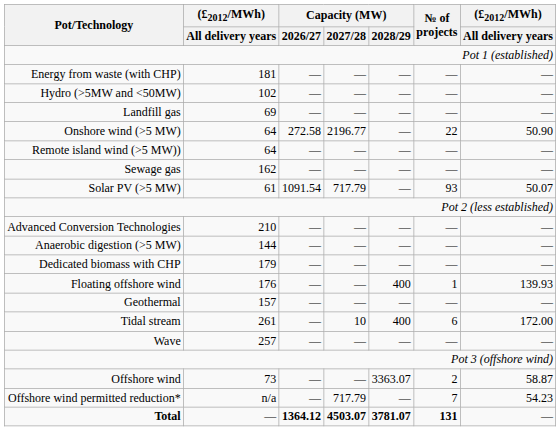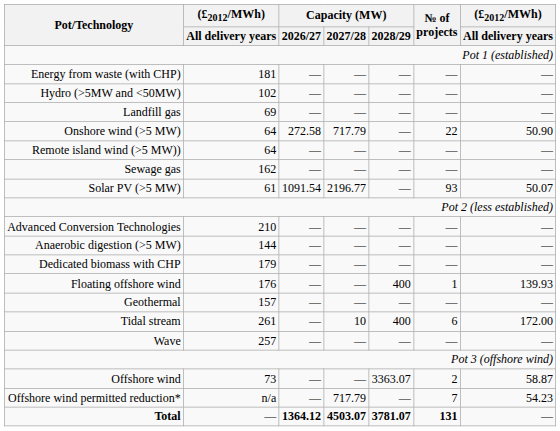(346, 131) 2196.77 -> (349, 131) 717.79
(349, 188) 717.79 -> (346, 188) 2196.77
